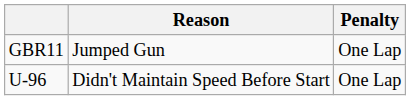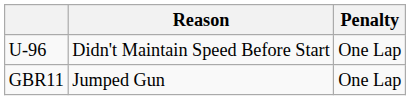rows swapped: (28, 79) <-> (36, 49)
